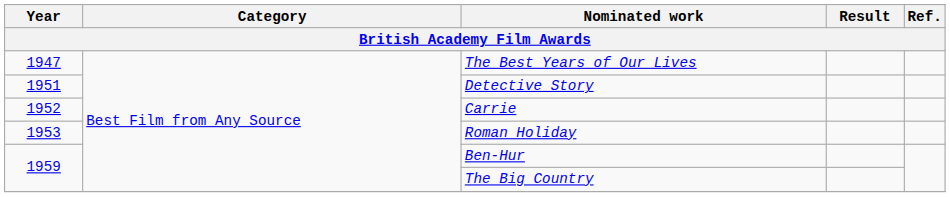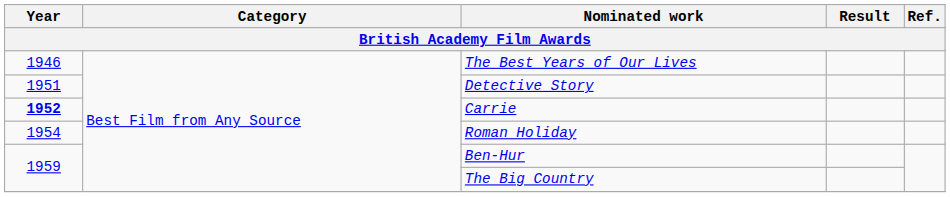(44, 63) 1947 -> (44, 63) 1946
(44, 109) normal -> (44, 109) bold
(44, 133) 1953 -> (44, 133) 1954
